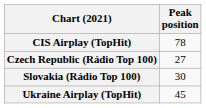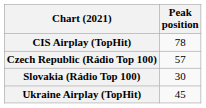(180, 59) 27 -> (180, 59) 57
